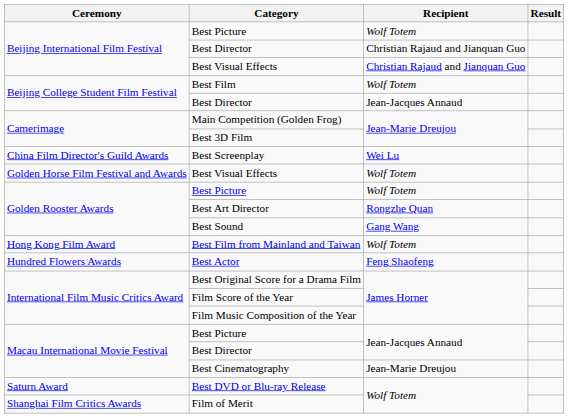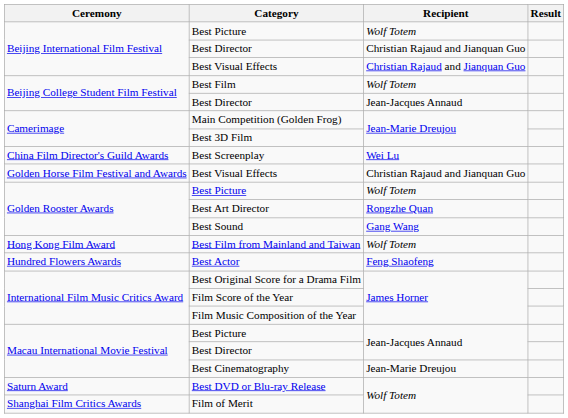(391, 173) Wolf Totem -> (446, 173) Christian Rajaud and Jianquan Guo
